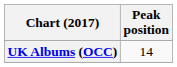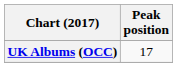(146, 51) 14 -> (146, 51) 17
